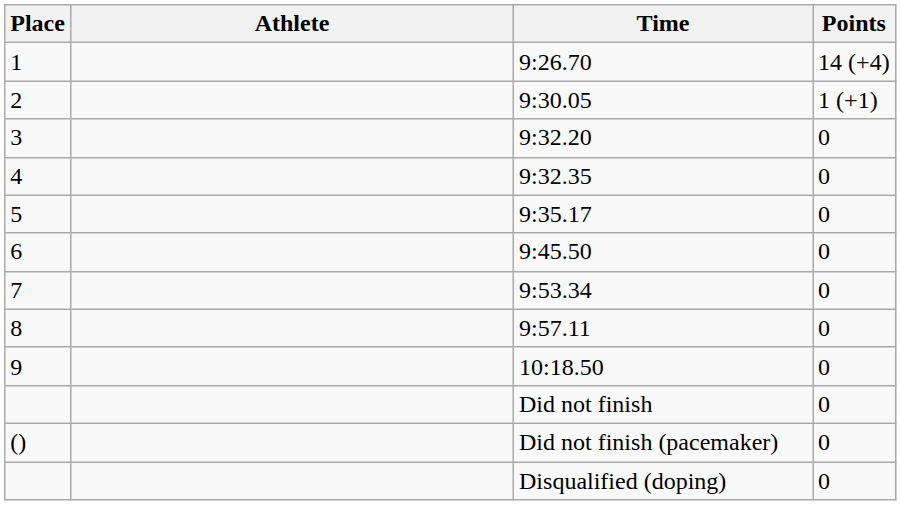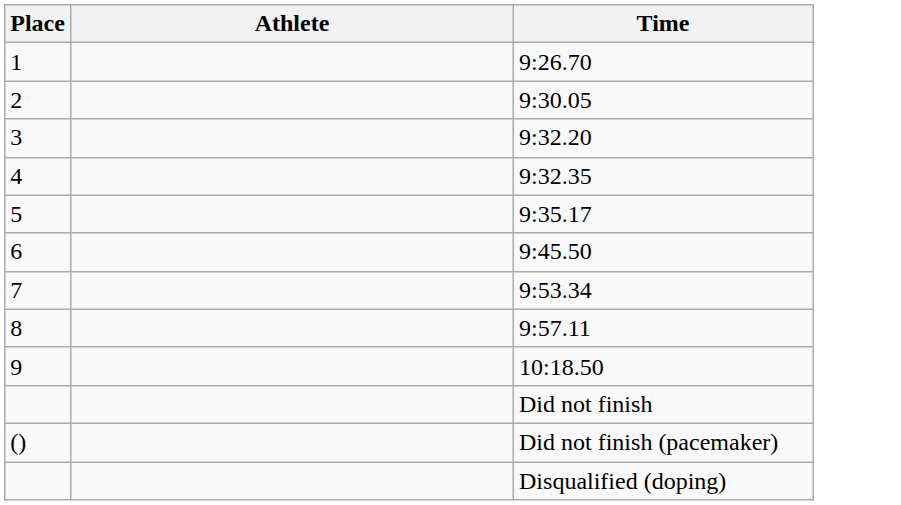- column: (854, 23)
